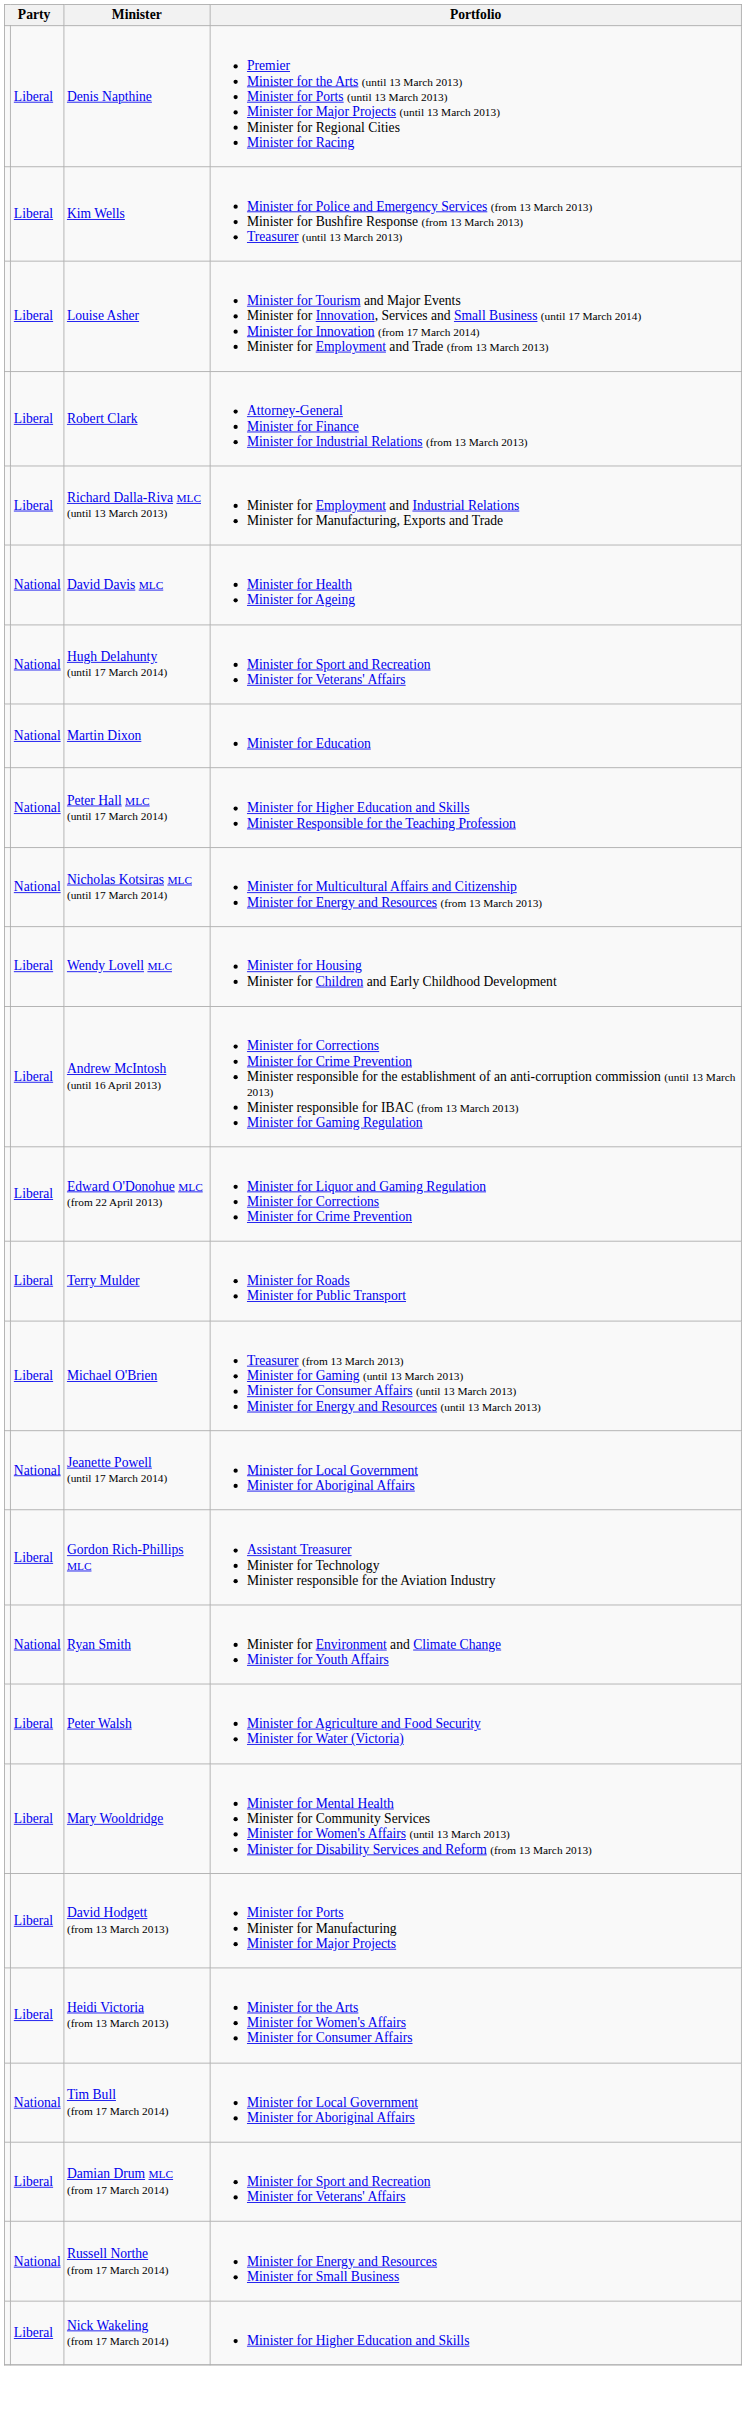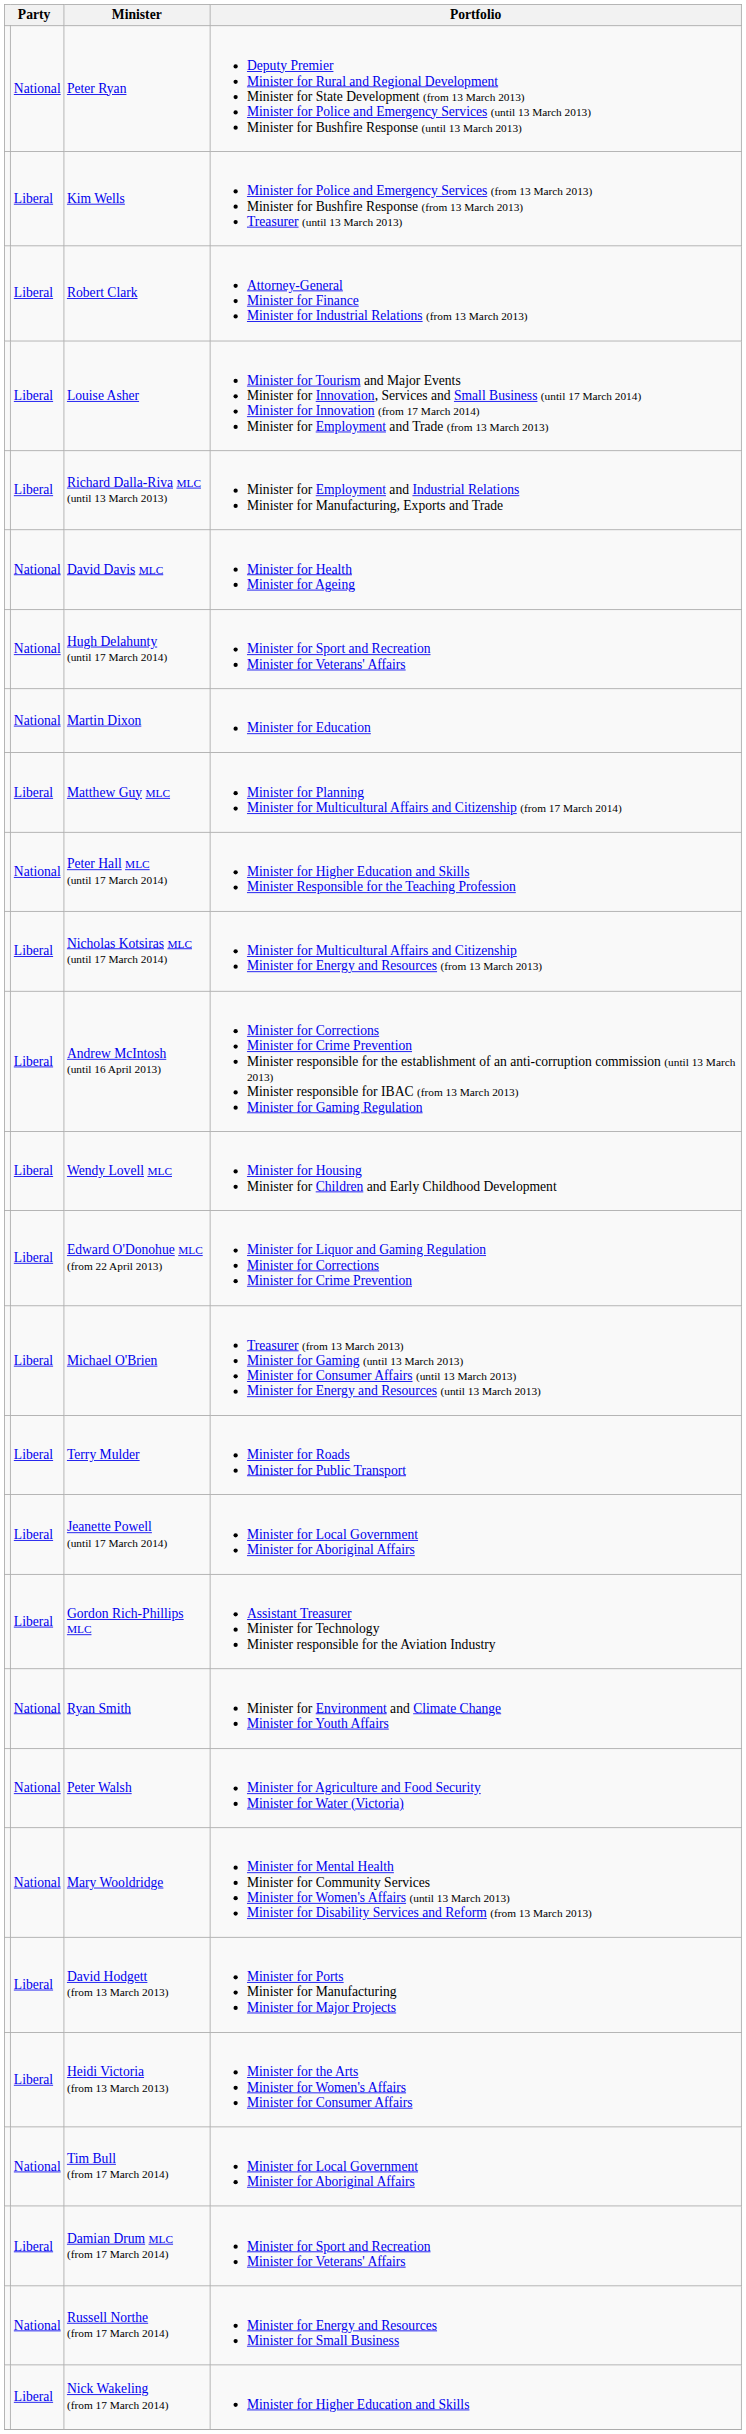- row: (109, 96)
+ row: (97, 88)
rows swapped: (103, 316) <-> (102, 418)
+ row: (118, 792)
(37, 887) National -> (33, 951) Liberal
rows swapped: (119, 966) <-> (117, 1076)
rows swapped: (103, 1281) <-> (112, 1375)
(37, 1470) National -> (33, 1534) Liberal
(33, 1723) Liberal -> (37, 1787) National
(33, 1818) Liberal -> (37, 1882) National
